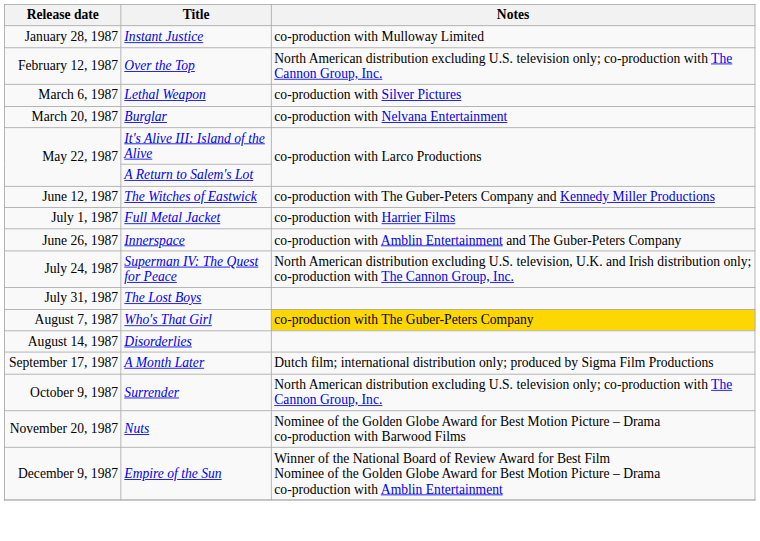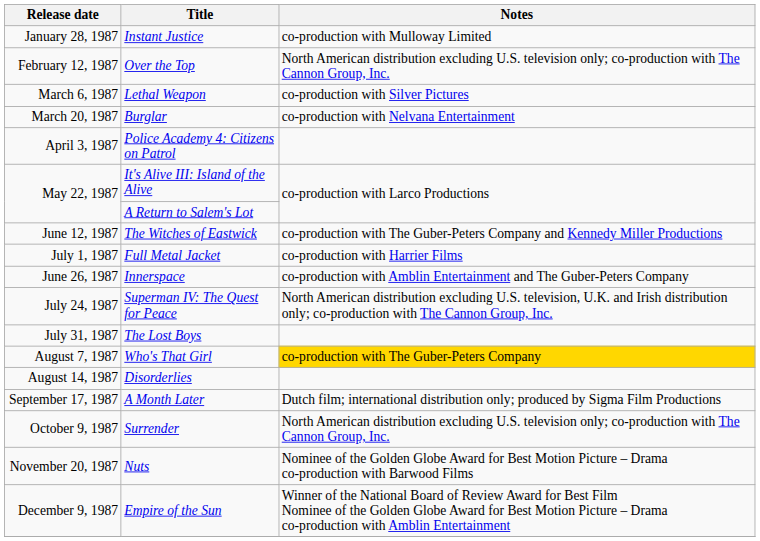+ row: (199, 146)
